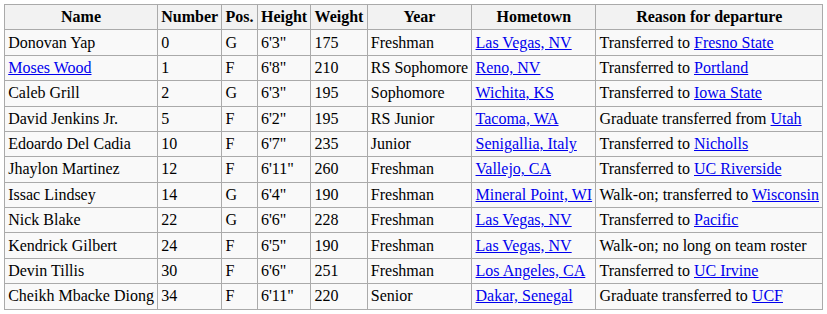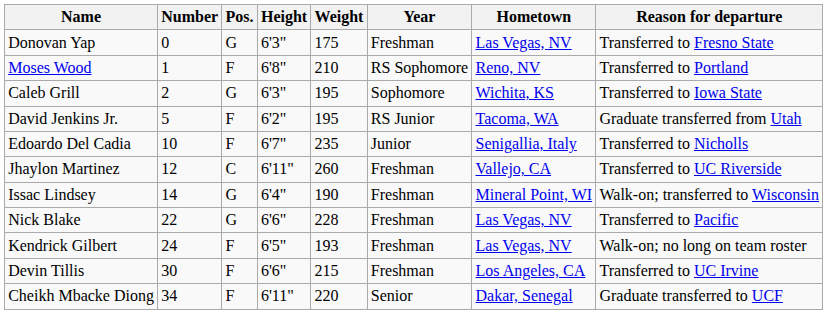(230, 169) F -> (231, 169) C
(327, 245) 190 -> (327, 245) 193
(327, 270) 251 -> (327, 270) 215
